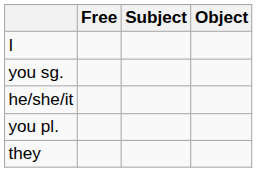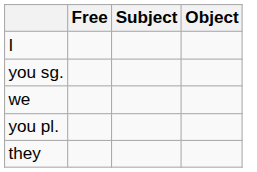- row: (41, 99)
+ row: (19, 99)
